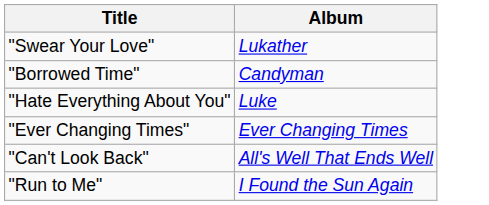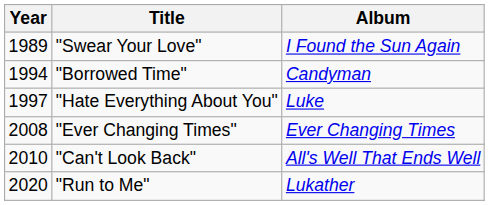+ column: (28, 18)
(273, 46) Lukather -> (373, 46) I Found the Sun Again
(326, 185) I Found the Sun Again -> (320, 185) Lukather
